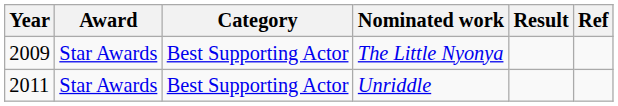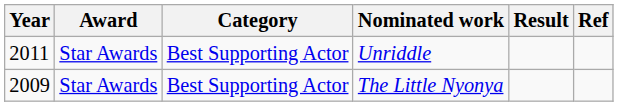rows swapped: (431, 52) <-> (395, 85)
